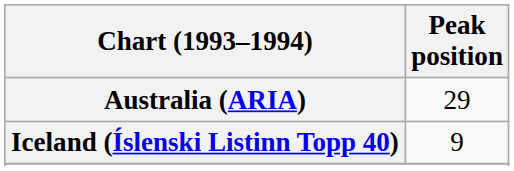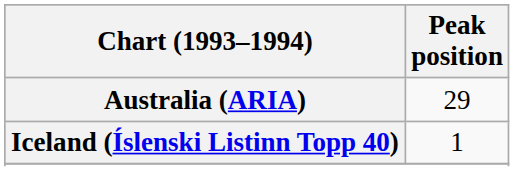(457, 142) 9 -> (457, 142) 1
